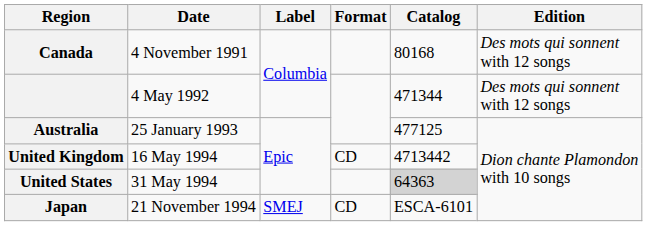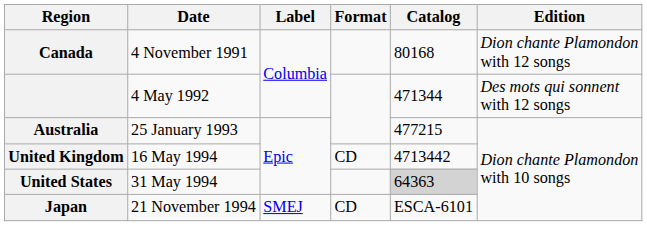(550, 52) Des mots qui sonnent with 12 songs -> (559, 52) Dion chante Plamondon with 12 songs
(418, 130) 477125 -> (418, 130) 477215
